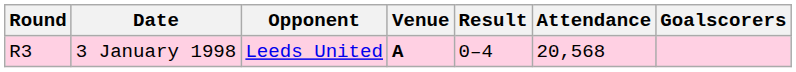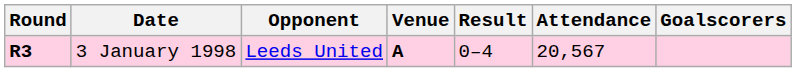(21, 51) normal -> (21, 51) bold
(571, 51) 20,568 -> (571, 51) 20,567
